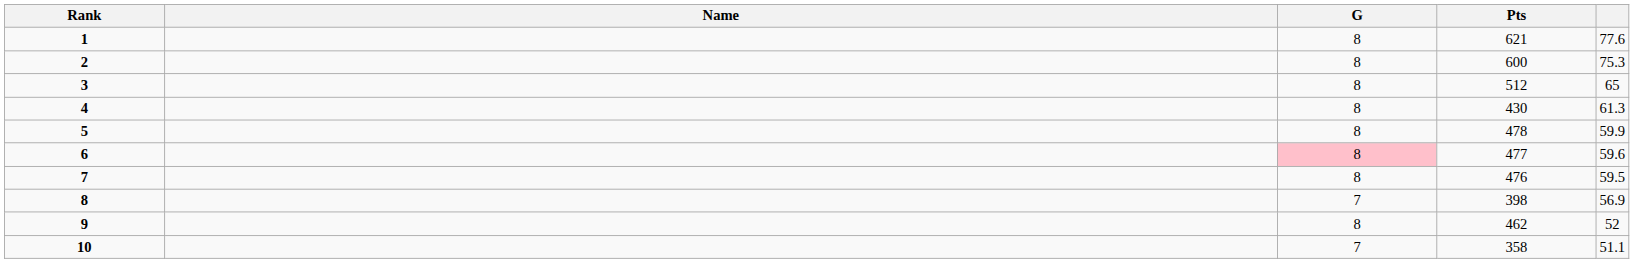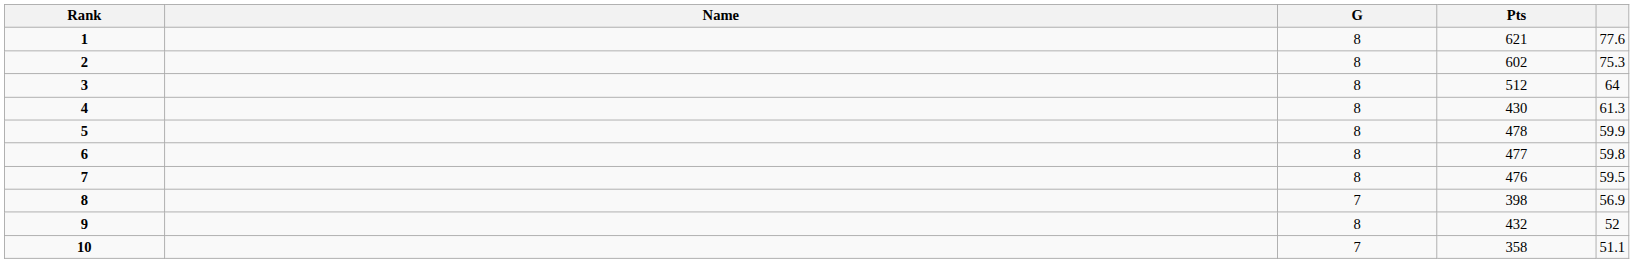(1516, 62) 600 -> (1516, 62) 602
(1612, 85) 65 -> (1612, 85) 64
(1357, 154) pink background -> (1357, 154) no background
(1612, 154) 59.6 -> (1612, 154) 59.8
(1516, 223) 462 -> (1516, 223) 432
